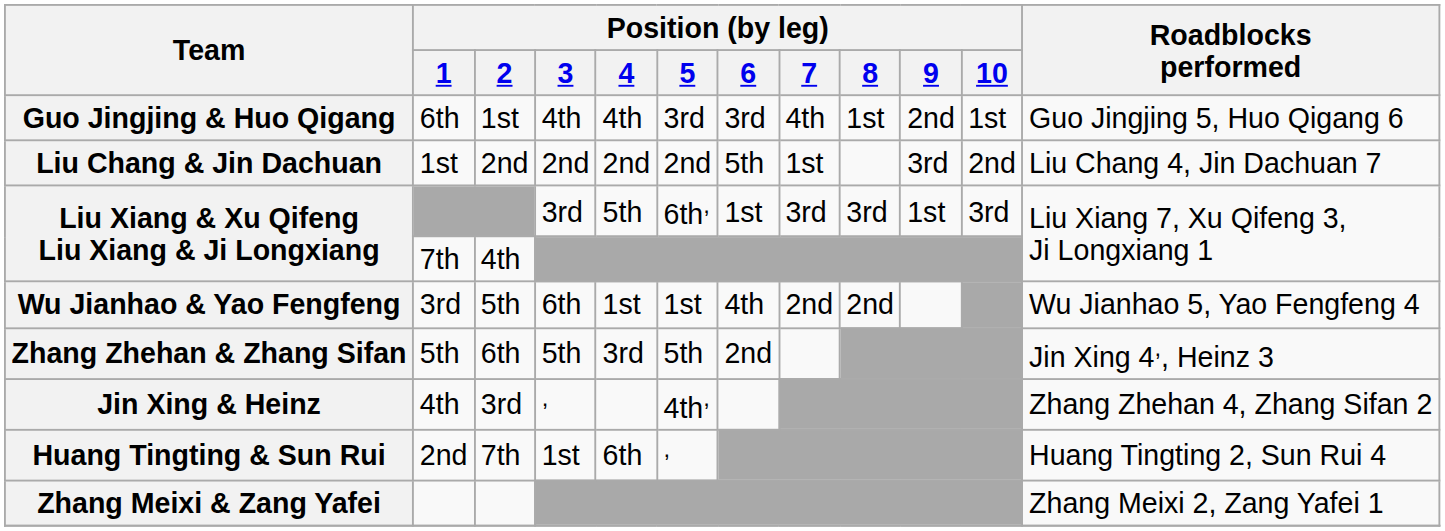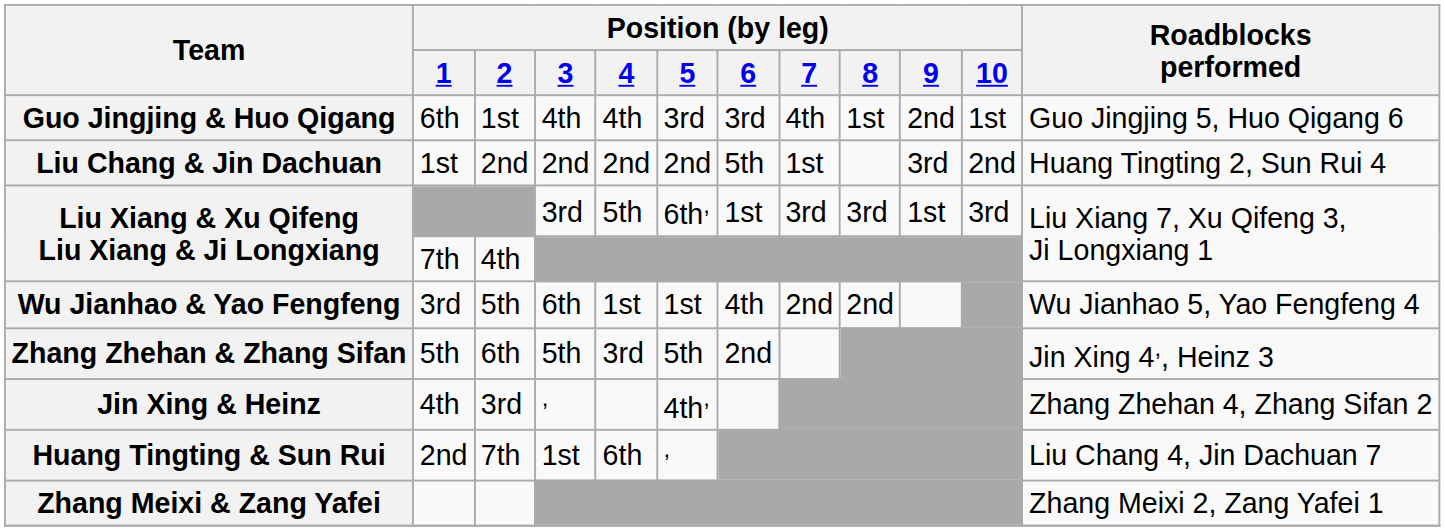(1205, 163) Liu Chang 4, Jin Dachuan 7 -> (1208, 163) Huang Tingting 2, Sun Rui 4
(1208, 455) Huang Tingting 2, Sun Rui 4 -> (1205, 455) Liu Chang 4, Jin Dachuan 7
